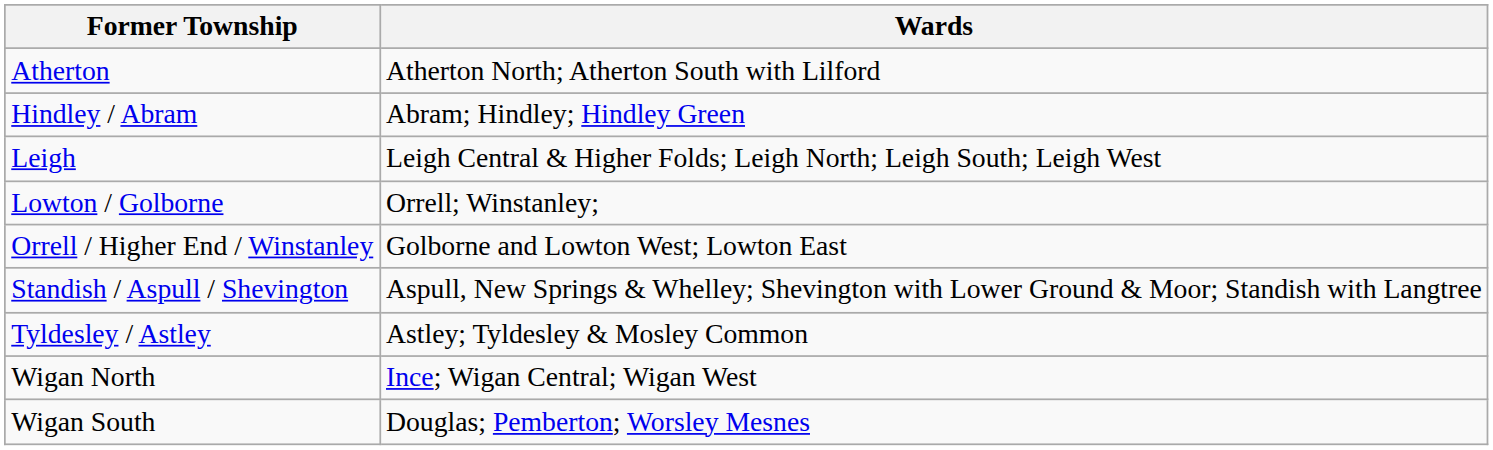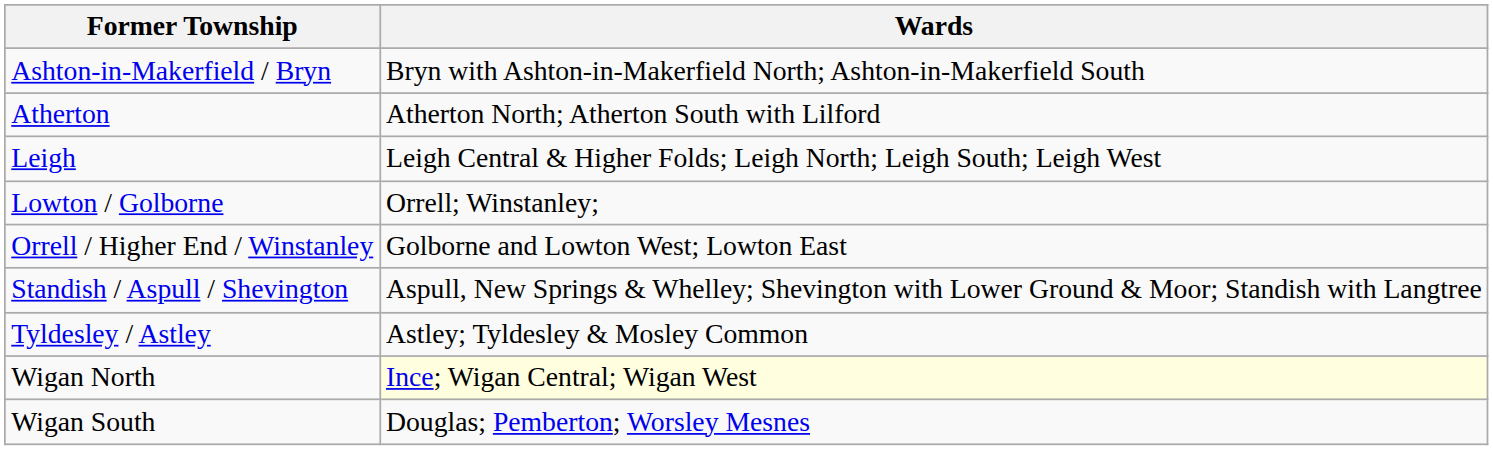+ row: (171, 70)
- row: (104, 114)
(571, 377) no background -> (571, 377) lightyellow background
